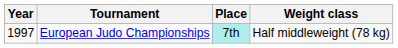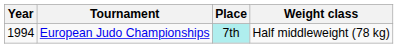(21, 33) 1997 -> (21, 33) 1994
